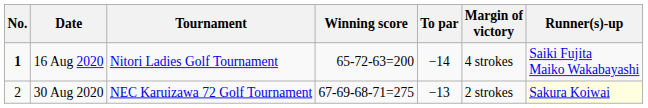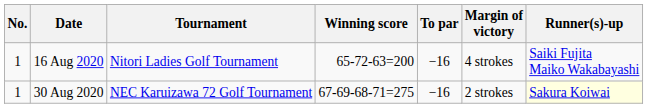(18, 62) bold -> (18, 62) normal
(439, 62) −14 -> (439, 62) −16
(18, 92) 2 -> (18, 92) 1
(439, 92) −13 -> (439, 92) −16
